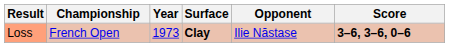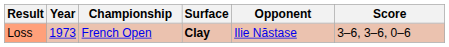columns swapped: (166, 14) <-> (98, 14)
(374, 33) bold -> (374, 33) normal
